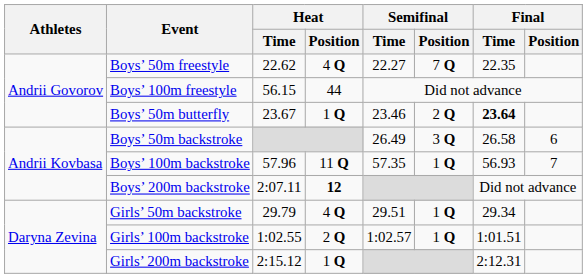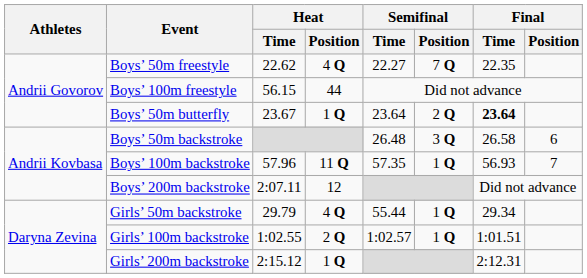(389, 114) 23.46 -> (389, 114) 23.64
(389, 139) 26.49 -> (389, 139) 26.48
(334, 188) bold -> (334, 188) normal
(389, 212) 29.51 -> (389, 212) 55.44
